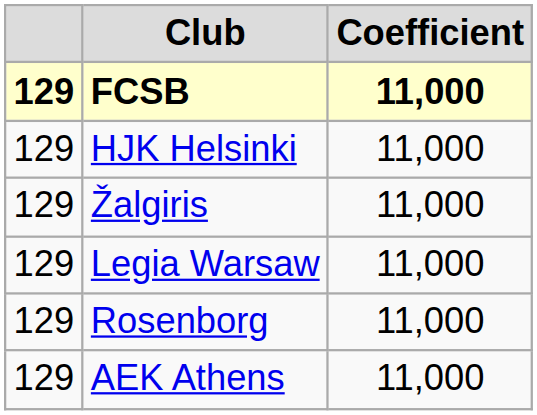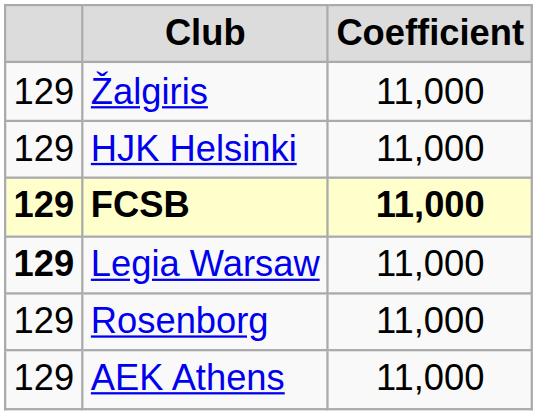rows swapped: (149, 206) <-> (140, 90)
(44, 263) normal -> (44, 263) bold
